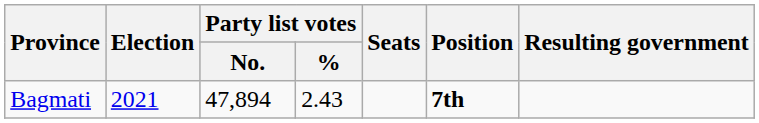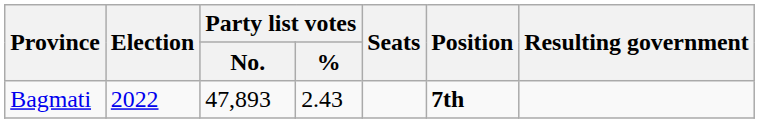(135, 99) 2021 -> (135, 99) 2022
(238, 99) 47,894 -> (238, 99) 47,893
